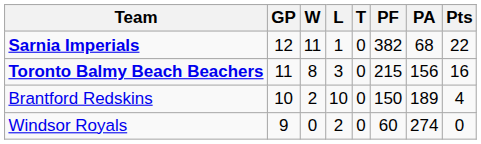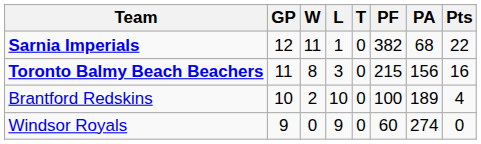(388, 98) 150 -> (388, 98) 100
(339, 125) 2 -> (339, 125) 9
